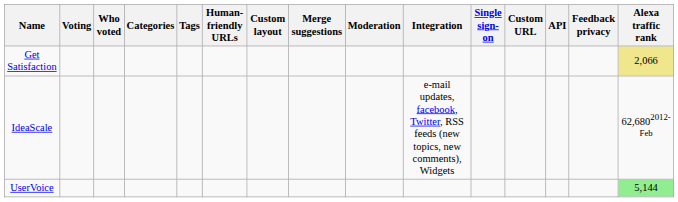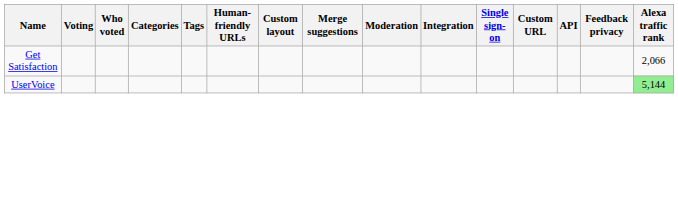(646, 60) khaki background -> (654, 60) no background
- row: (32, 127)
